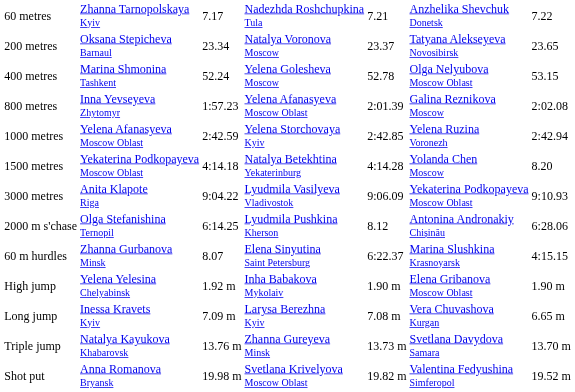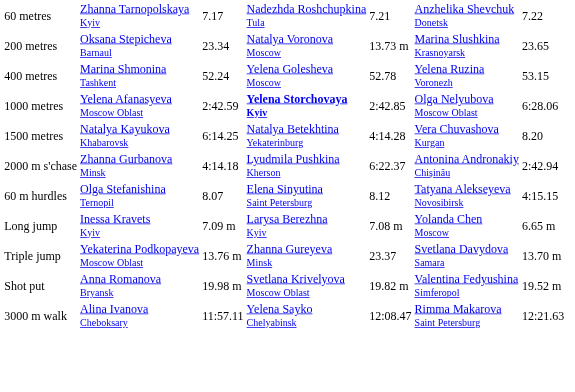(381, 45) 23.37 -> (389, 45) 13.73 m
(458, 45) Tatyana Alekseyeva Novosibirsk -> (457, 45) Marina Slushkina Krasnoyarsk
(449, 75) Olga Nelyubova Moscow Oblast -> (449, 75) Yelena Ruzina Voronezh
- row: (31, 105)
(292, 135) normal -> (297, 105) bold
(444, 135) Yelena Ruzina Voronezh -> (454, 105) Olga Nelyubova Moscow Oblast
(550, 135) 2:42.94 -> (540, 105) 6:28.06
(140, 165) Yekaterina Podkopayeva Moscow Oblast -> (125, 135) Natalya Kayukova Khabarovsk
(220, 165) 4:14.18 -> (220, 135) 6:14.25
(443, 165) Yolanda Chen Moscow -> (457, 135) Vera Chuvashova Kurgan
- row: (34, 195)
(123, 225) Olga Stefanishina Ternopil -> (126, 165) Zhanna Gurbanova Minsk
(220, 225) 6:14.25 -> (220, 165) 4:14.18
(378, 225) 8.12 -> (387, 165) 6:22.37
(550, 225) 6:28.06 -> (540, 165) 2:42.94
(126, 255) Zhanna Gurbanova Minsk -> (123, 195) Olga Stefanishina Ternopil
(385, 255) 6:22.37 -> (380, 195) 8.12
(452, 255) Marina Slushkina Krasnoyarsk -> (463, 195) Tatyana Alekseyeva Novosibirsk
- row: (30, 285)
(452, 315) Vera Chuvashova Kurgan -> (448, 225) Yolanda Chen Moscow
(125, 345) Natalya Kayukova Khabarovsk -> (140, 255) Yekaterina Podkopayeva Moscow Oblast
(387, 345) 13.73 m -> (383, 255) 23.37
+ row: (36, 315)
